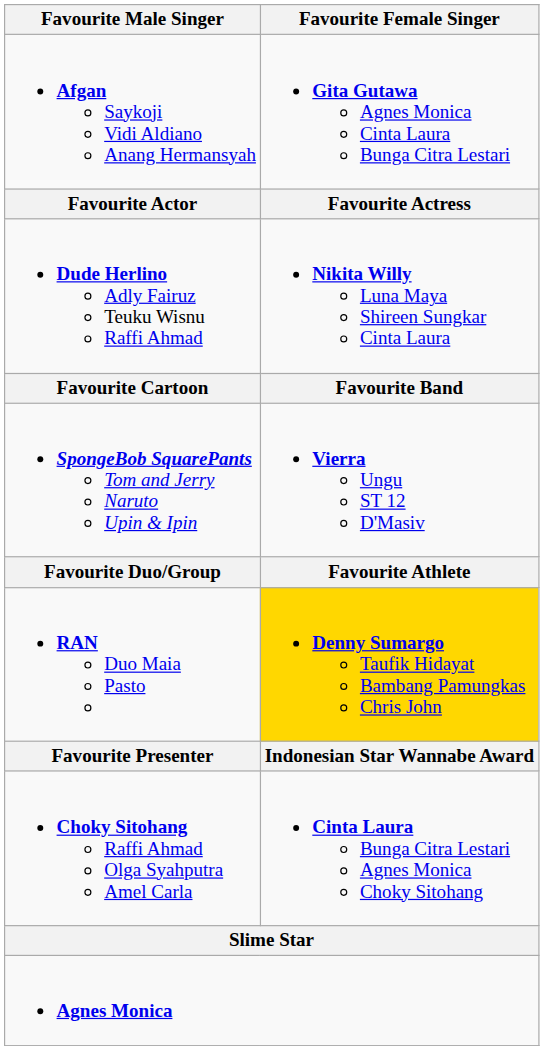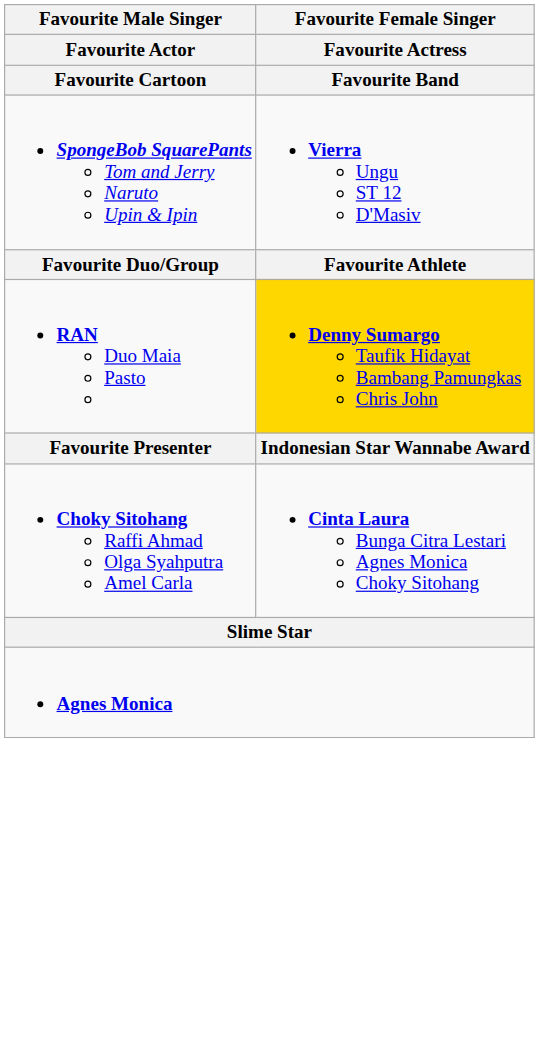- row: (132, 122)
- row: (132, 307)
